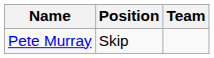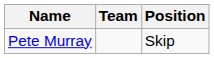columns swapped: (186, 16) <-> (129, 16)
